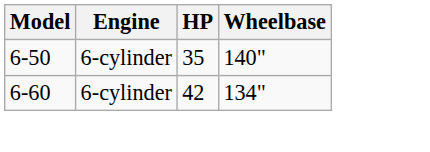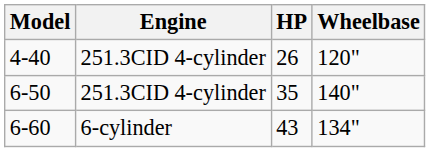+ row: (30, 57)
(126, 57) 6-cylinder -> (173, 92) 251.3CID 4-cylinder
(193, 92) 42 -> (287, 127) 43
